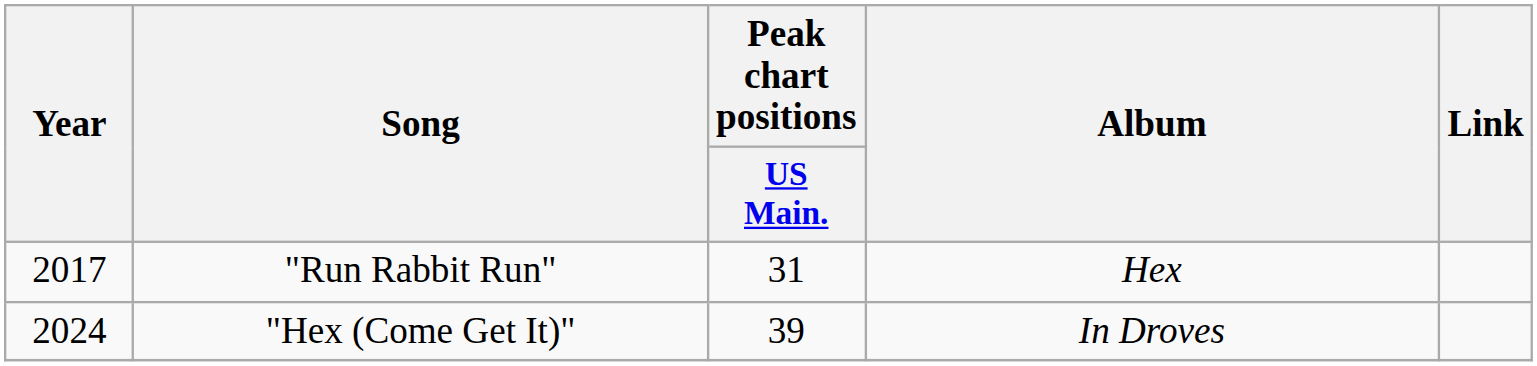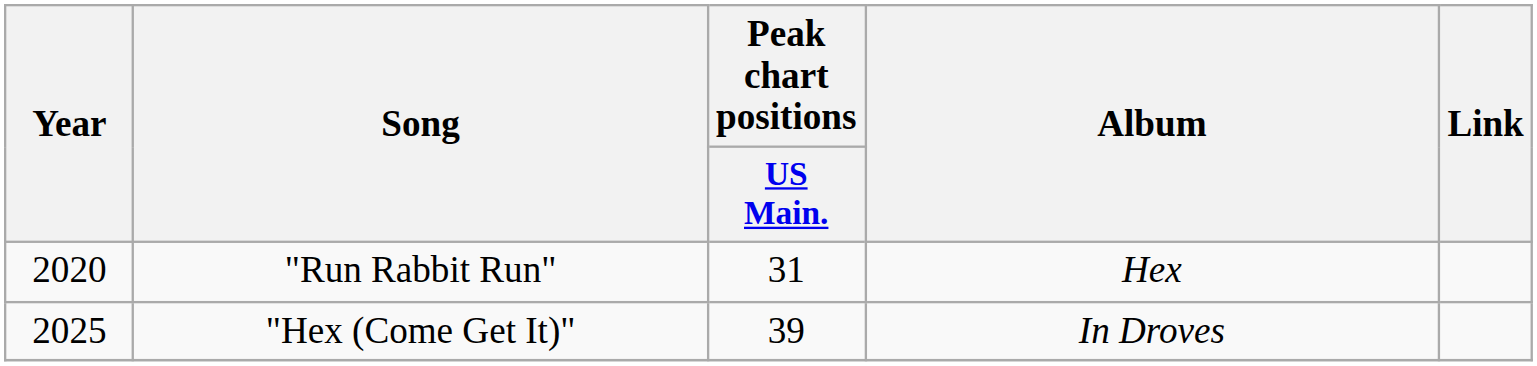(69, 270) 2017 -> (69, 270) 2020
(69, 329) 2024 -> (69, 329) 2025
